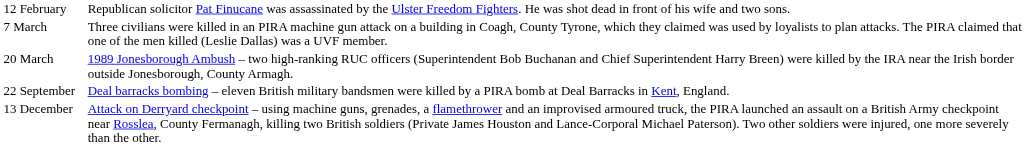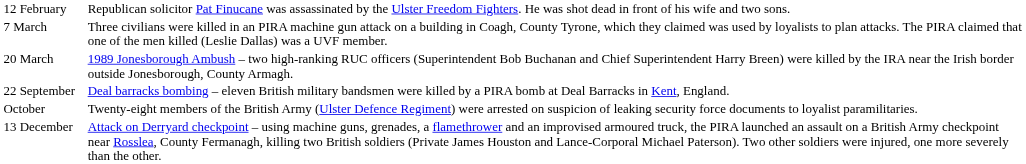+ row: (24, 109)
